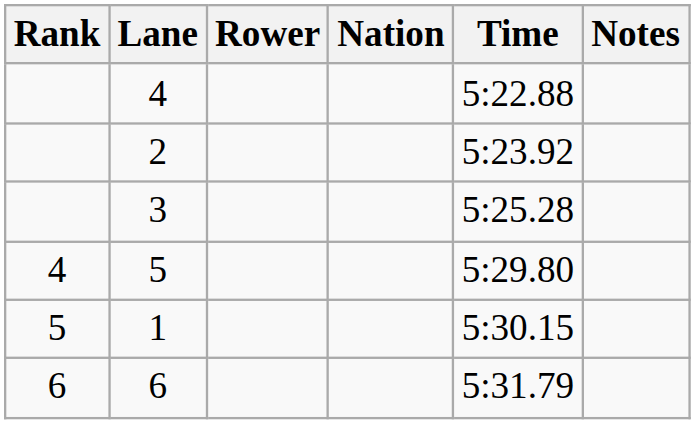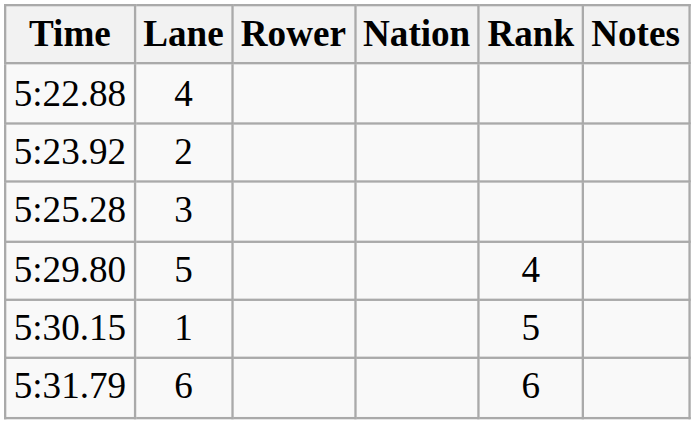columns swapped: (57, 33) <-> (518, 33)
